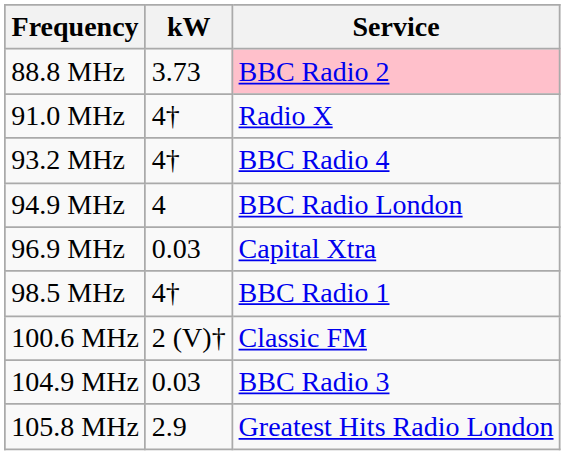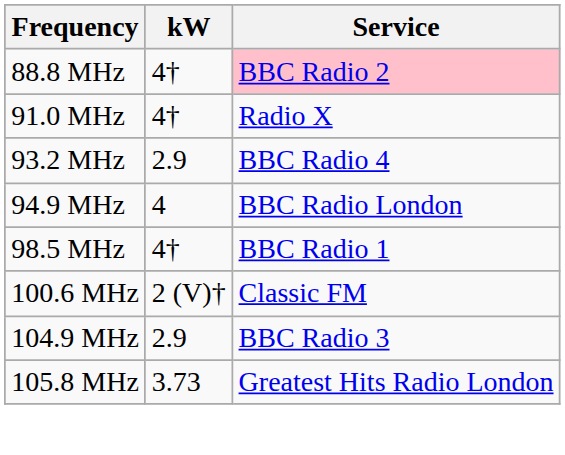(176, 71) 3.73 -> (166, 71) 4†
(166, 159) 4† -> (169, 159) 2.9
- row: (68, 248)
(176, 381) 0.03 -> (169, 337) 2.9
(169, 426) 2.9 -> (176, 381) 3.73
